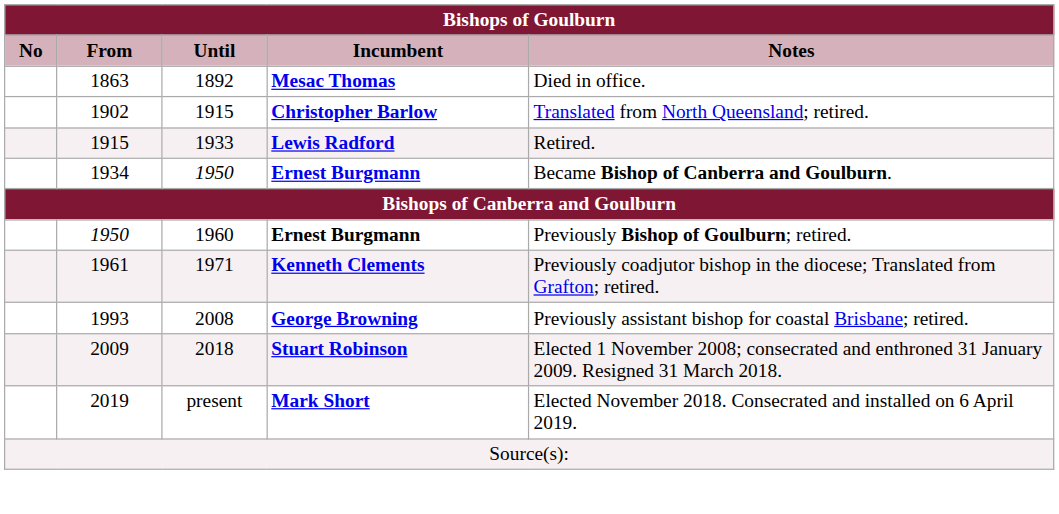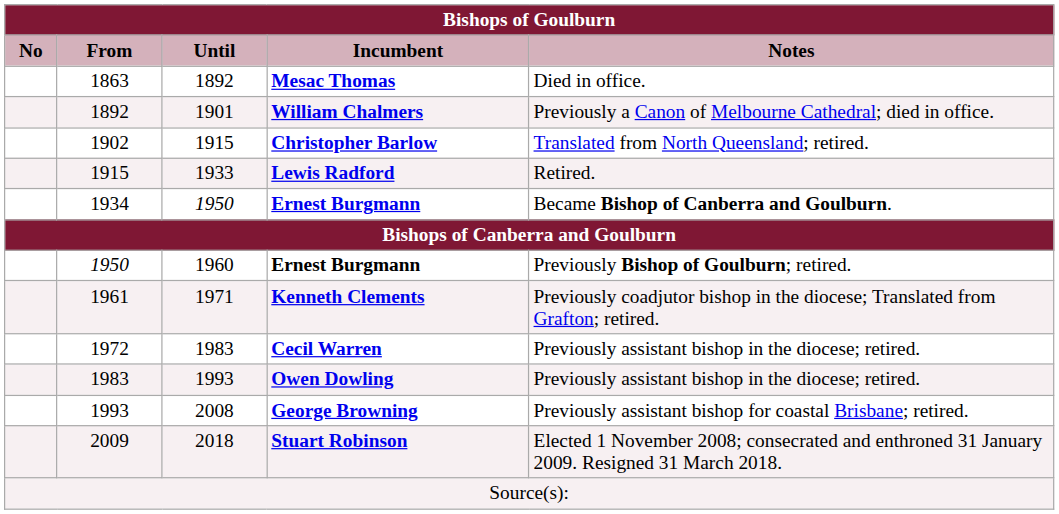+ row: (109, 111)
+ row: (109, 348)
+ row: (109, 379)
- row: (109, 401)
